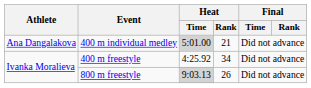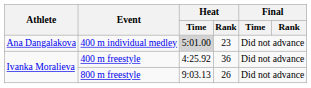(226, 43) 21 -> (226, 43) 23
(226, 59) 34 -> (226, 59) 36
(196, 75) lightgrey background -> (196, 75) no background
